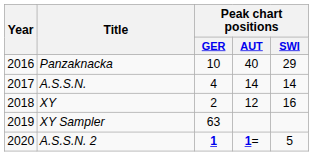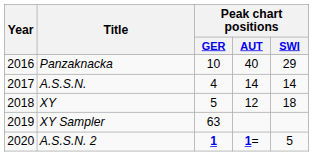(214, 102) 2 -> (214, 102) 5
(290, 102) 16 -> (290, 102) 18
